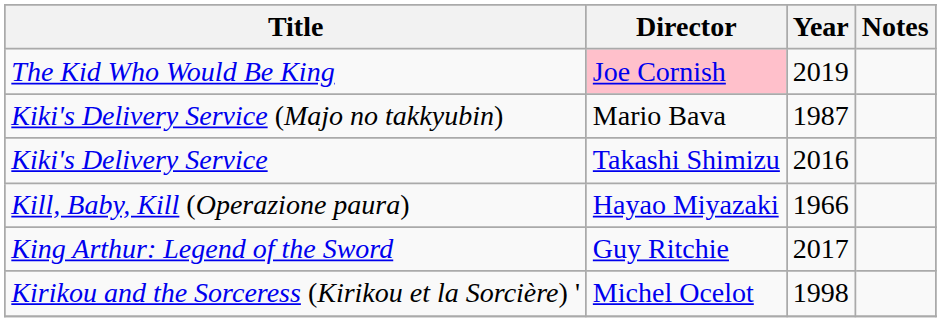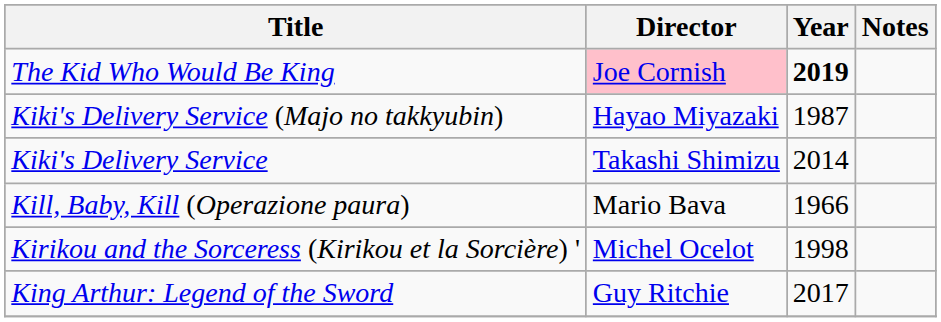(821, 71) normal -> (821, 71) bold
(659, 115) Mario Bava -> (686, 115) Hayao Miyazaki
(821, 159) 2016 -> (821, 159) 2014
(686, 204) Hayao Miyazaki -> (659, 204) Mario Bava
rows swapped: (202, 248) <-> (296, 293)
